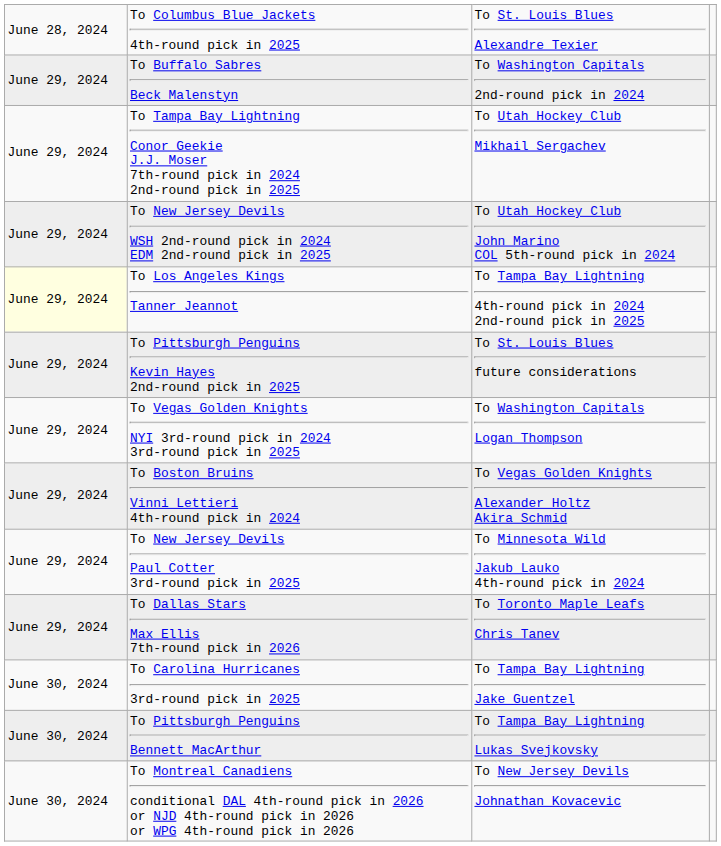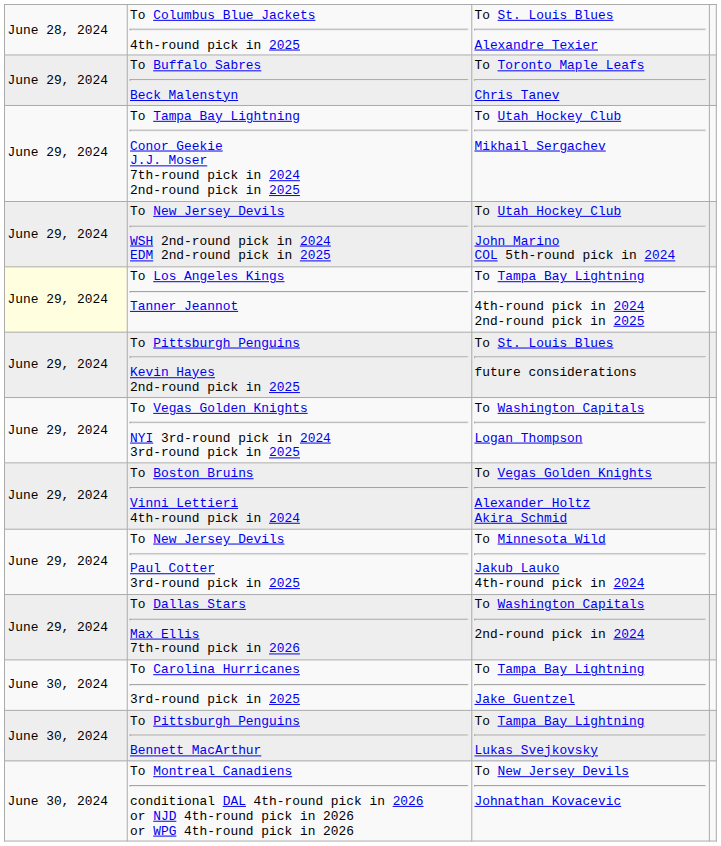(590, 81) To Washington Capitals 2nd-round pick in 2024 -> (590, 81) To Toronto Maple Leafs Chris Tanev
(590, 620) To Toronto Maple Leafs Chris Tanev -> (590, 620) To Washington Capitals 2nd-round pick in 2024
